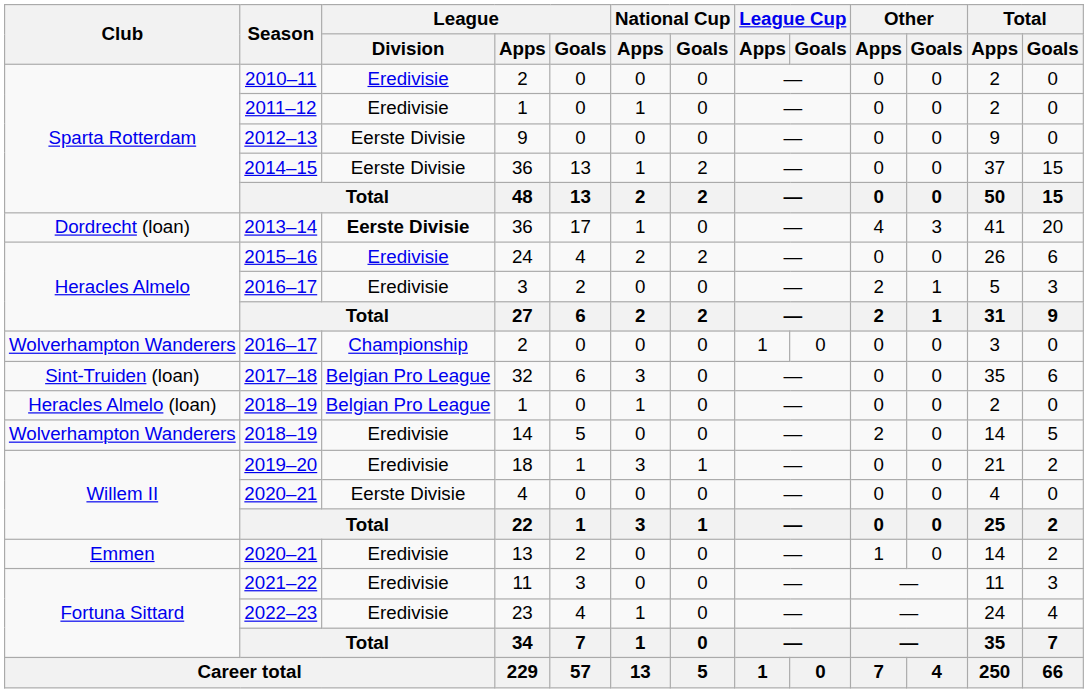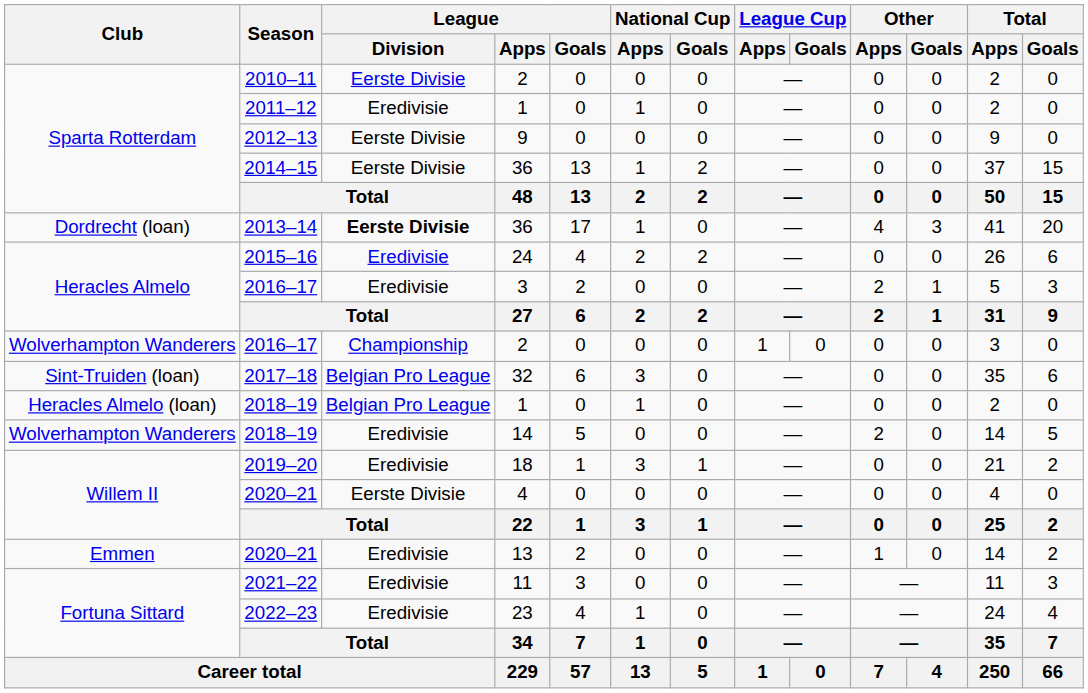(408, 78) Eredivisie -> (408, 78) Eerste Divisie
